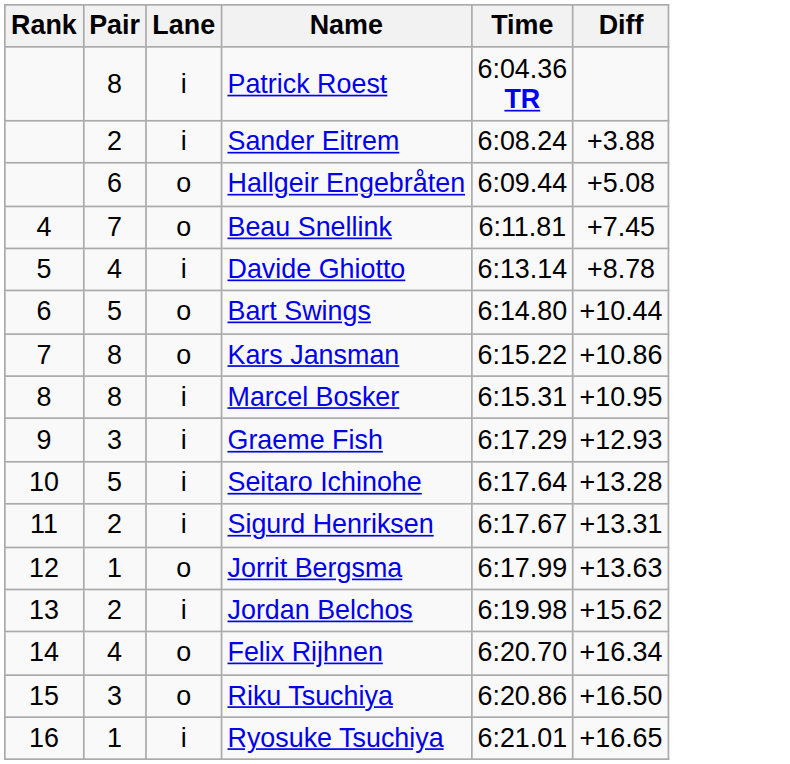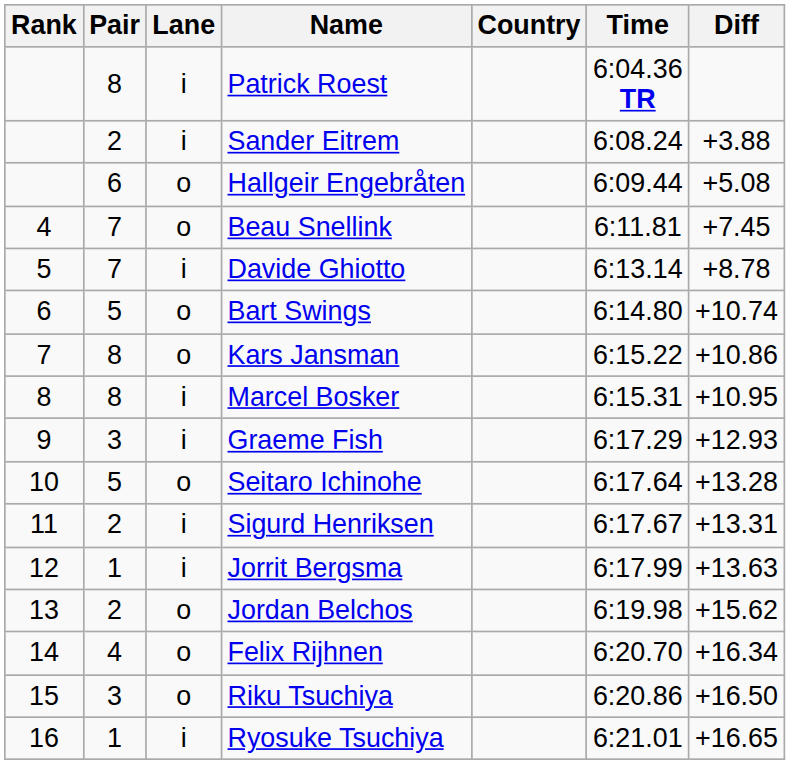+ column: (529, 25)
(115, 269) 4 -> (115, 269) 7
(621, 311) +10.44 -> (736, 311) +10.74
(184, 482) i -> (184, 482) o
(184, 567) o -> (184, 567) i
(184, 610) i -> (184, 610) o
